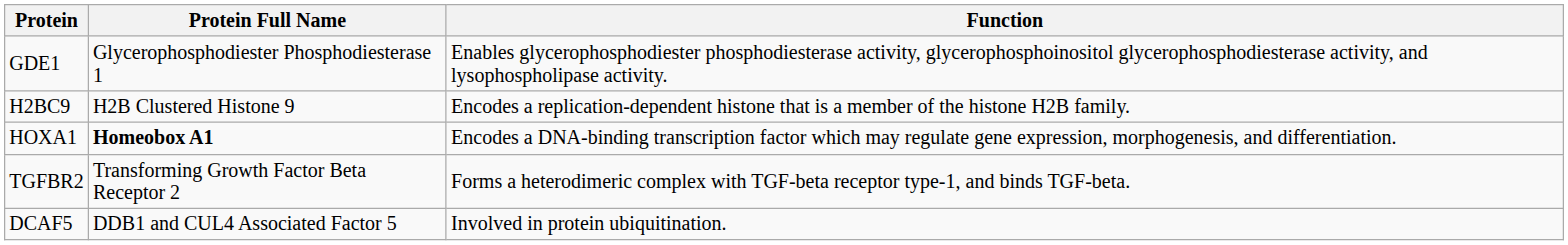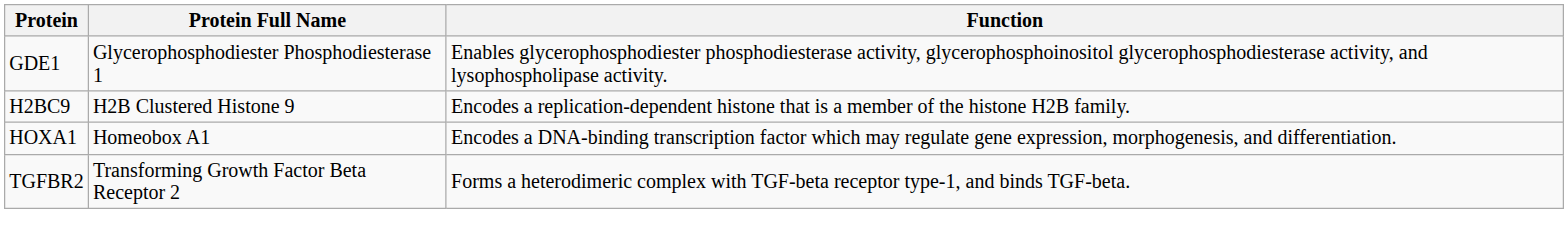(153, 138) bold -> (152, 138) normal
- row: (41, 223)
